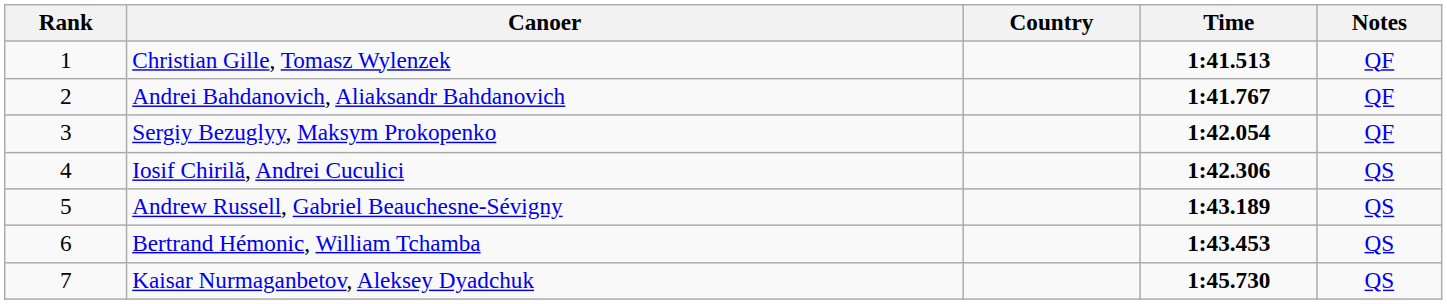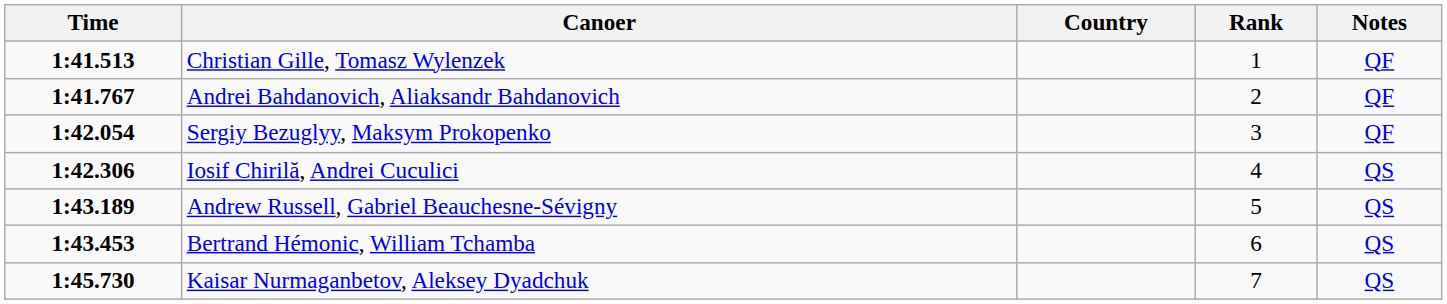columns swapped: (66, 22) <-> (1229, 22)
